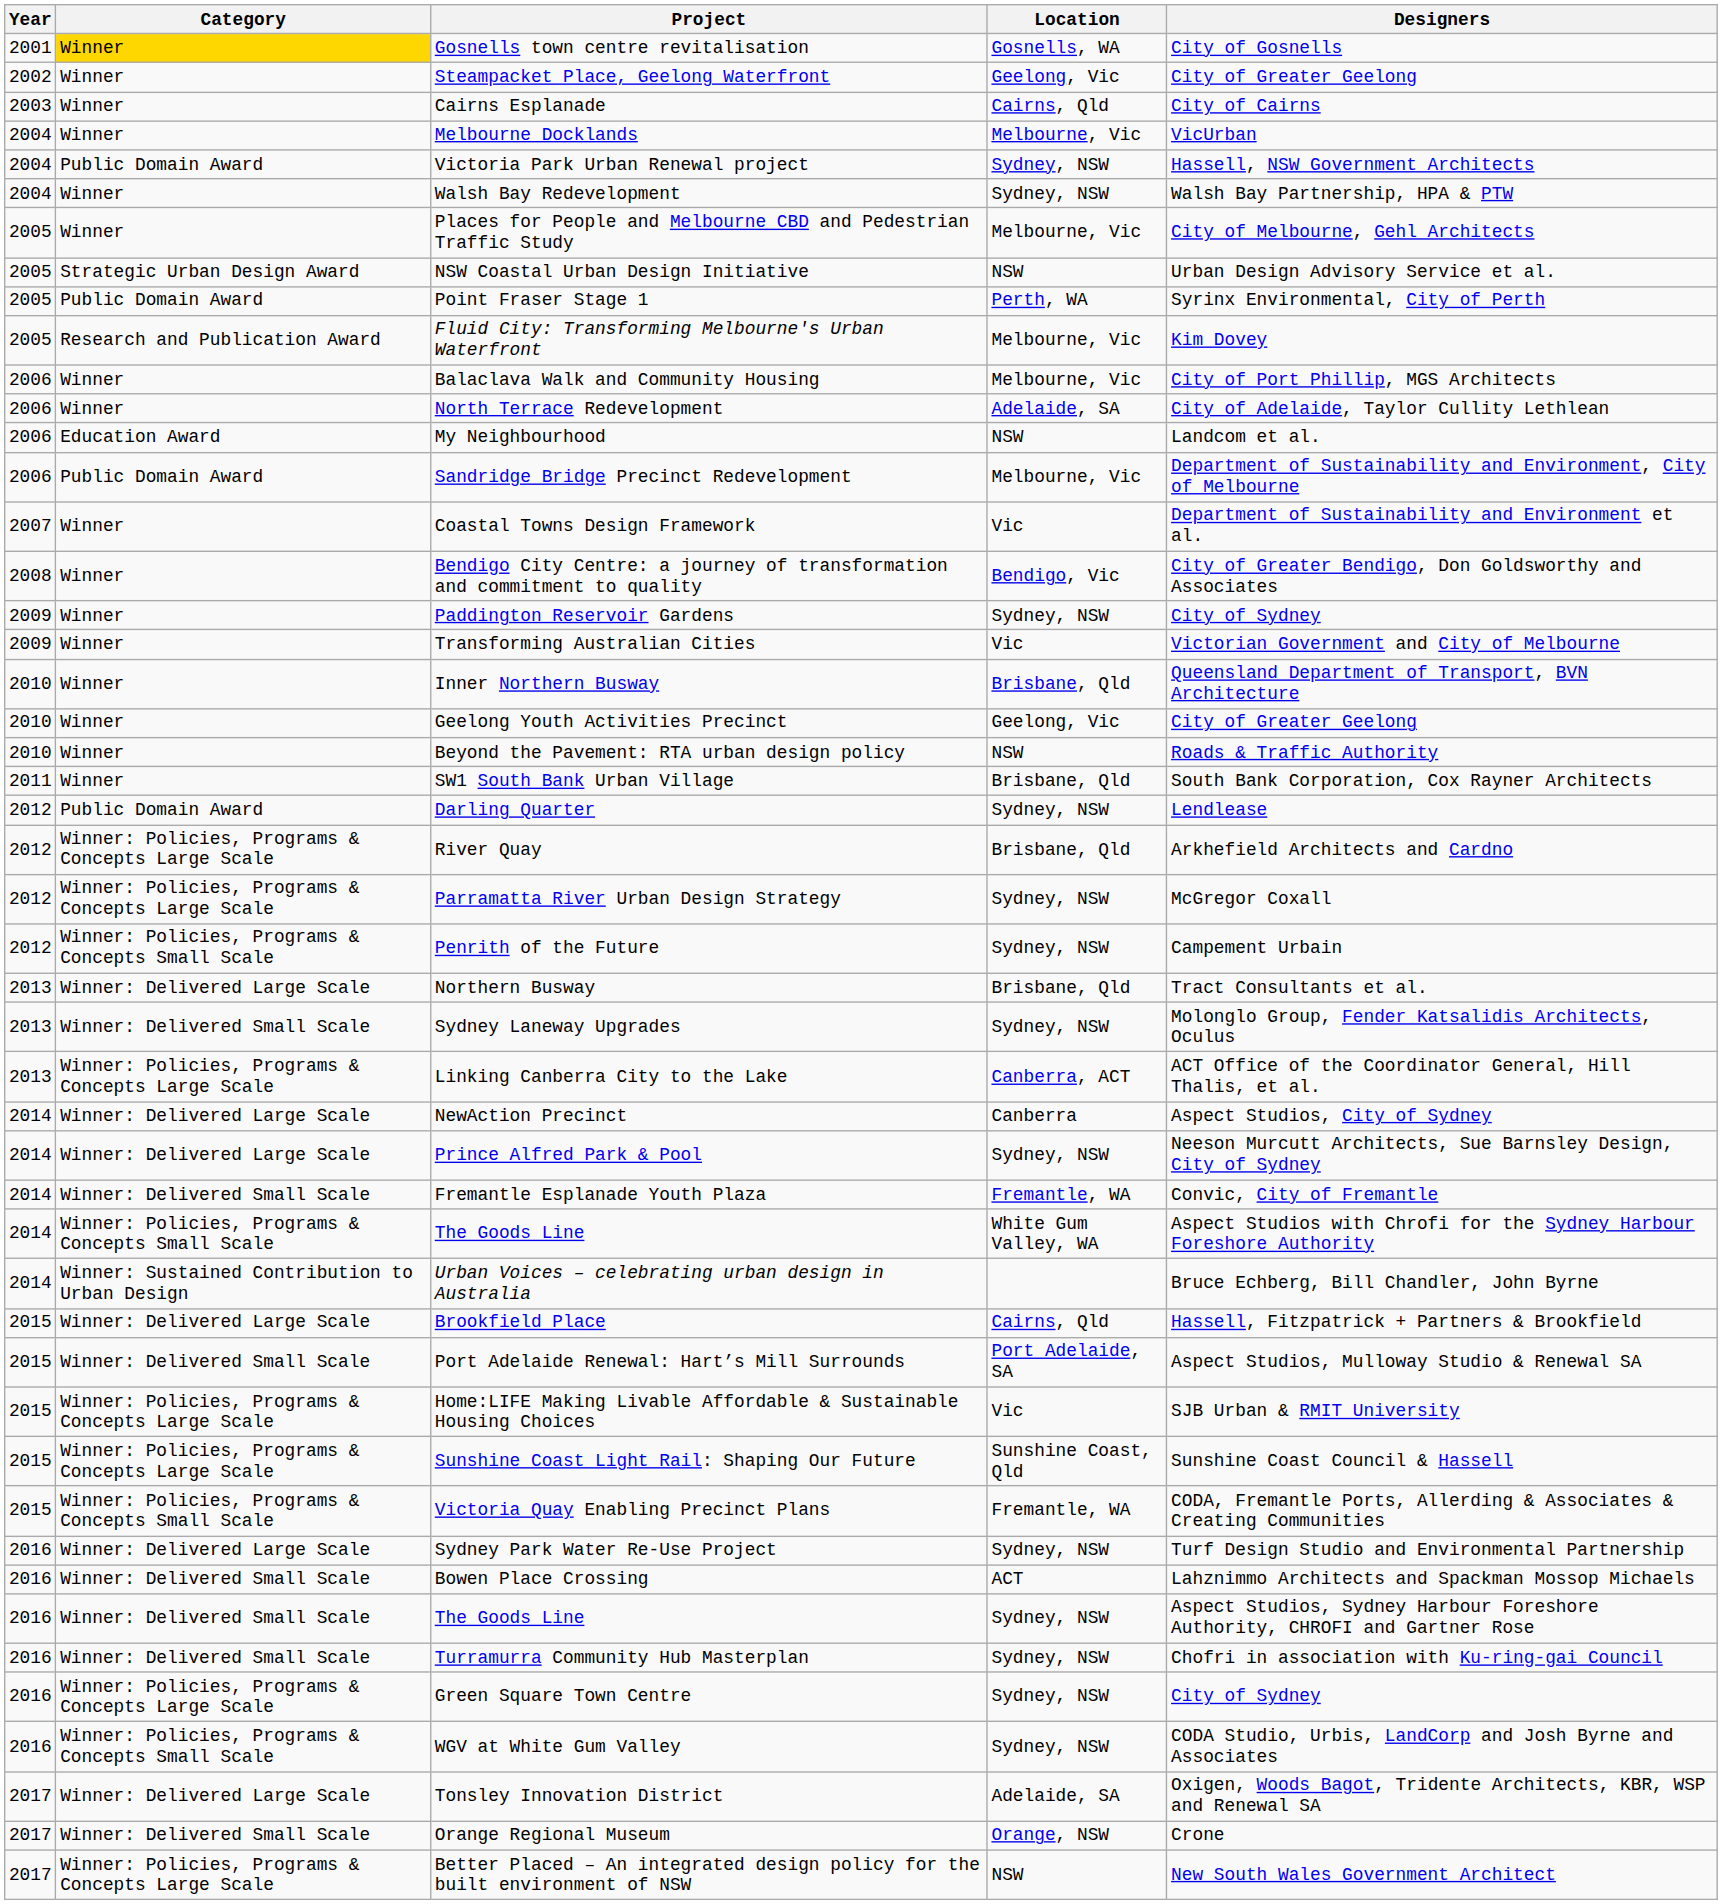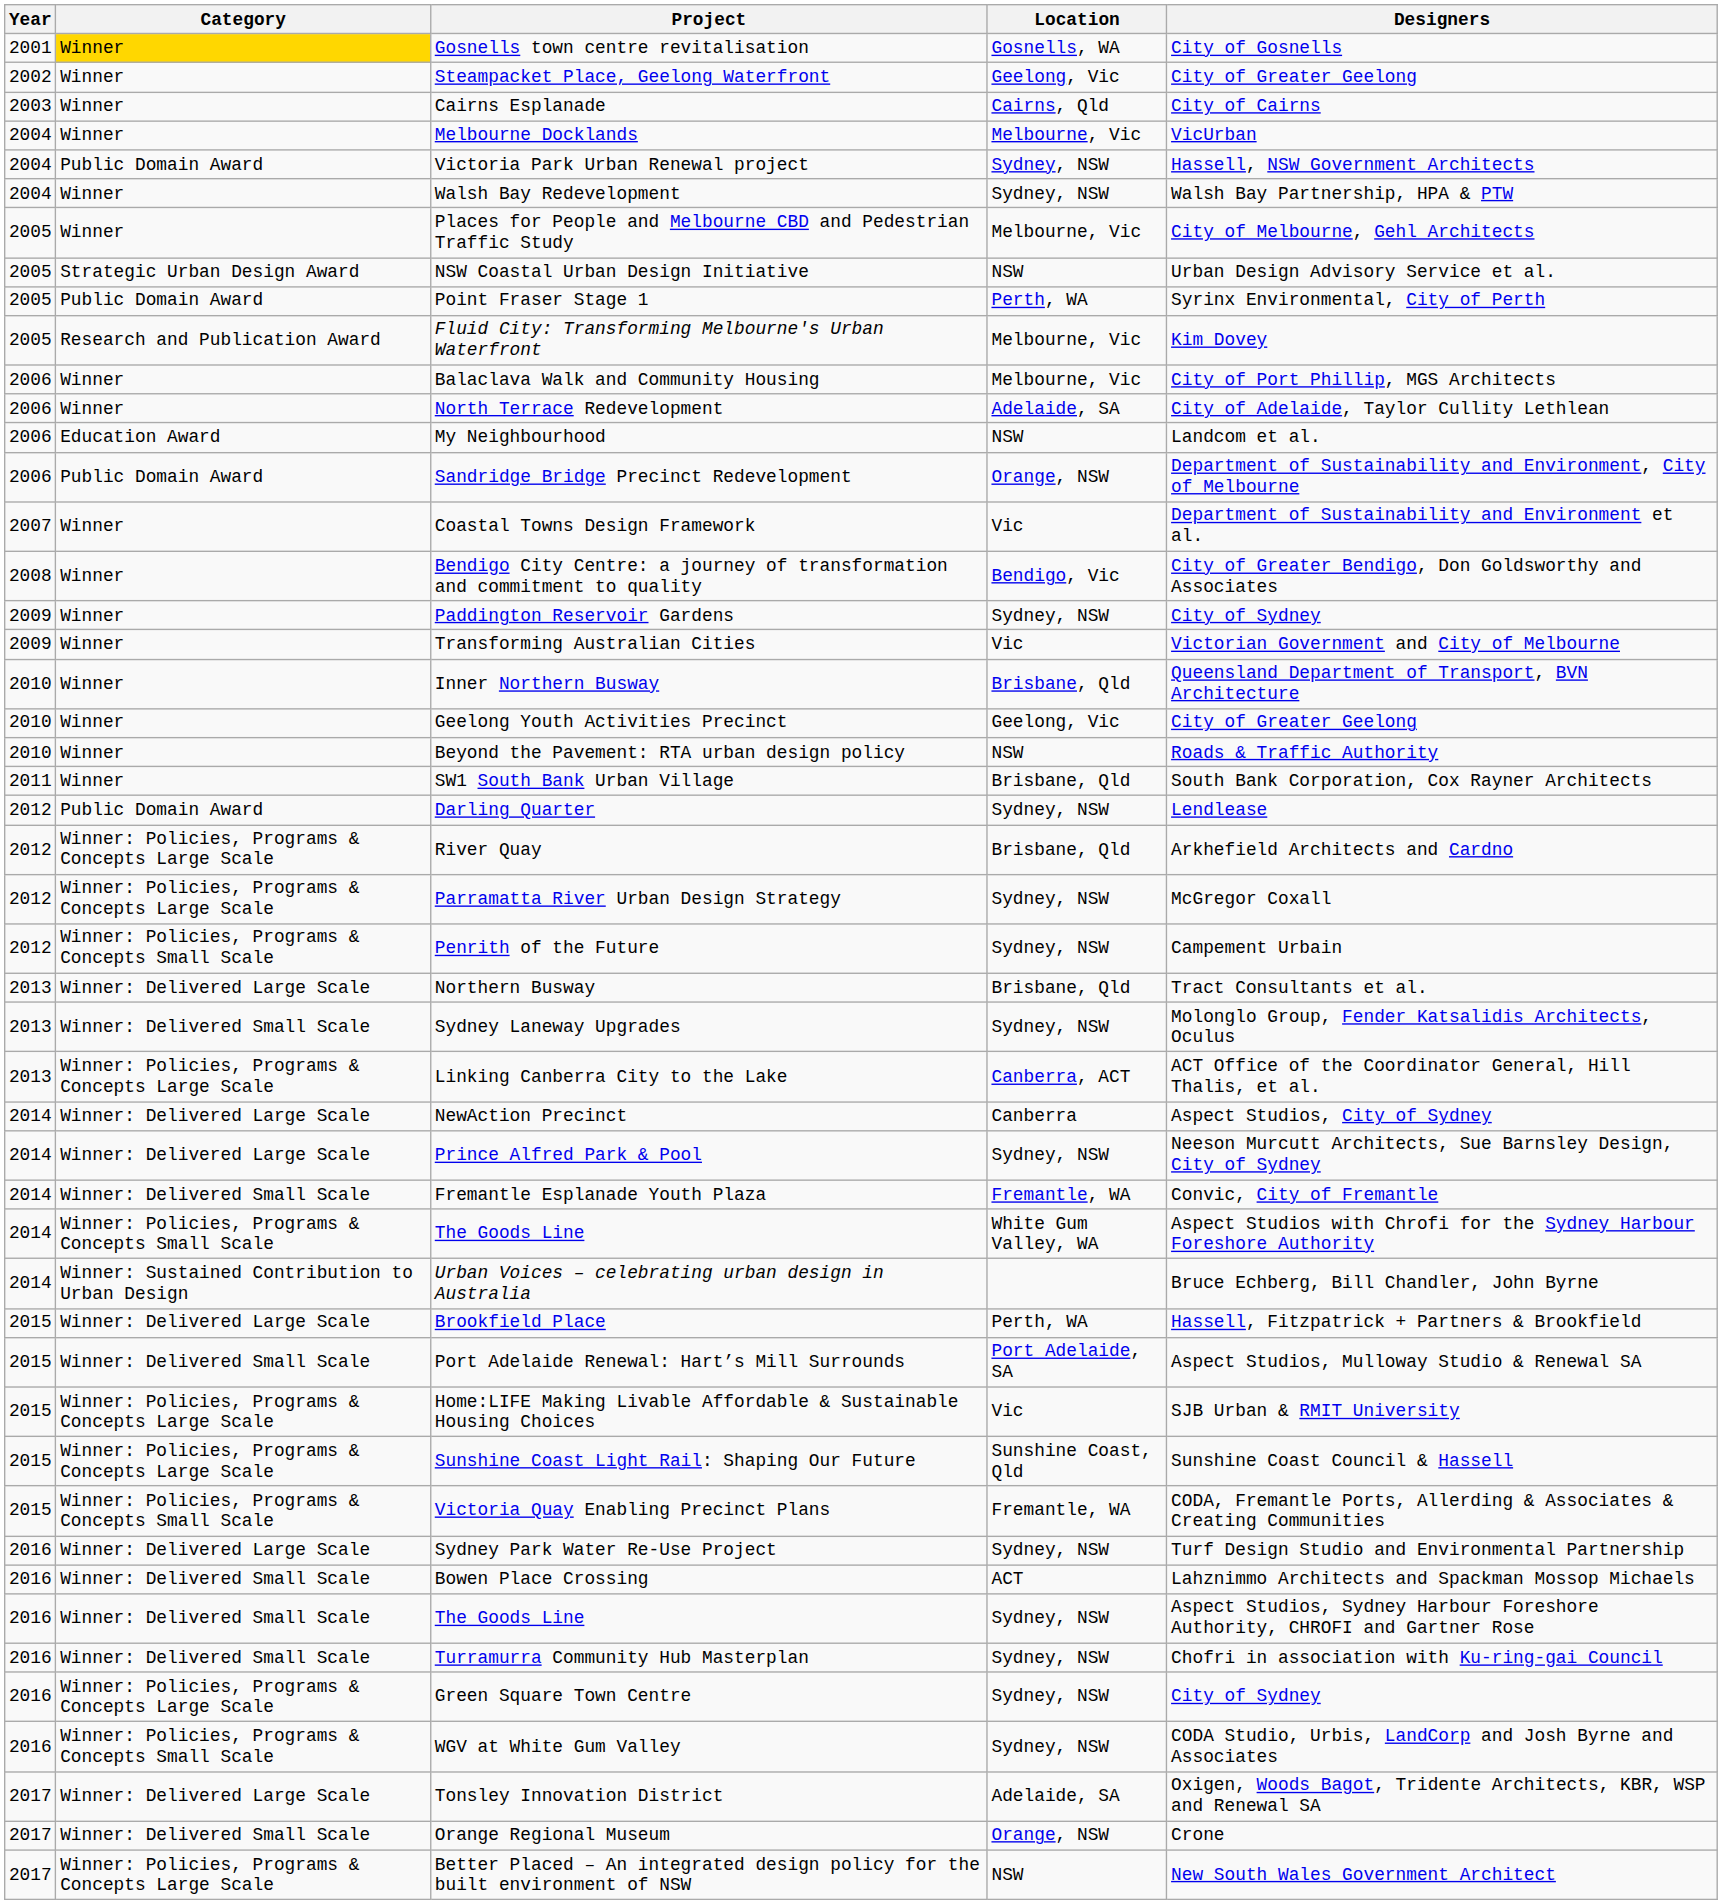(1066, 477) Melbourne, Vic -> (1050, 477) Orange, NSW
(1050, 1323) Cairns, Qld -> (1040, 1323) Perth, WA
